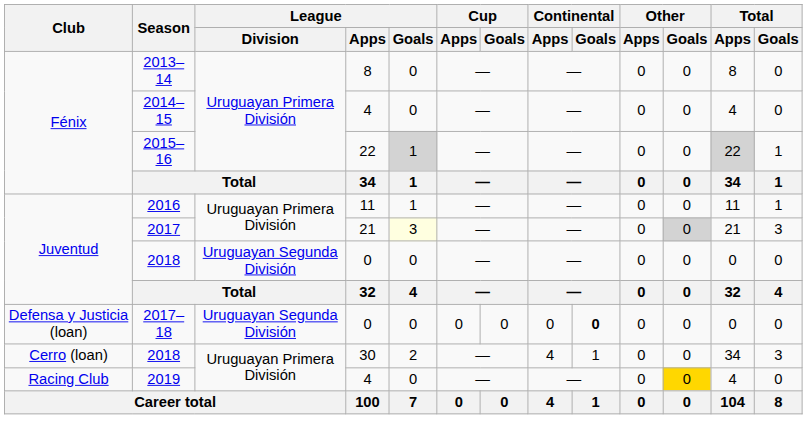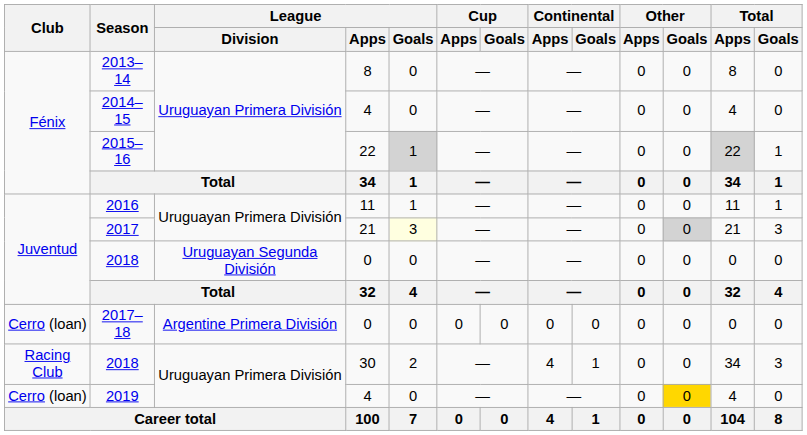(69, 324) Defensa y Justicia (loan) -> (47, 324) Cerro (loan)
(270, 324) Uruguayan Segunda División -> (250, 324) Argentine Primera División
(596, 324) bold -> (596, 324) normal
(69, 355) Cerro (loan) -> (47, 364) Racing Club
(69, 379) Racing Club -> (47, 395) Cerro (loan)
